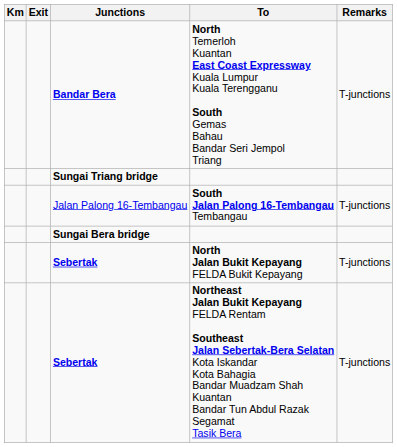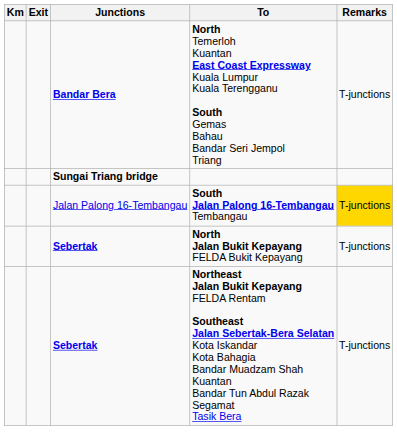(365, 205) no background -> (365, 205) gold background
- row: (101, 234)
